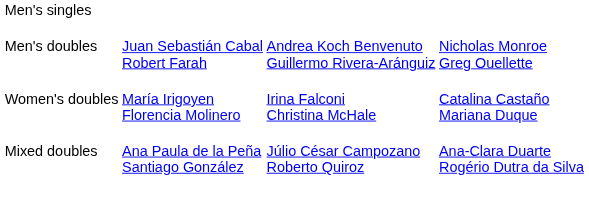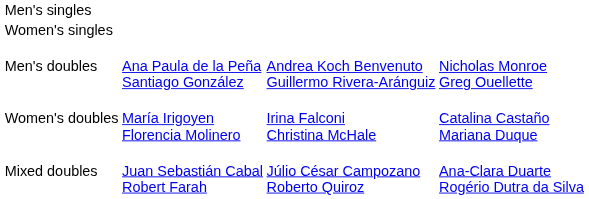+ row: (59, 30)
(193, 54) Juan Sebastián Cabal Robert Farah -> (192, 74) Ana Paula de la Peña Santiago González
(192, 159) Ana Paula de la Peña Santiago González -> (193, 179) Juan Sebastián Cabal Robert Farah
